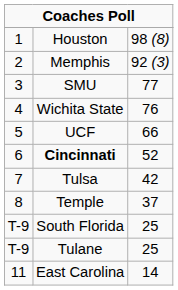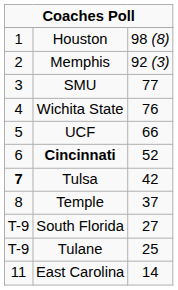(18, 179) normal -> (18, 179) bold
(150, 226) 25 -> (150, 226) 27
